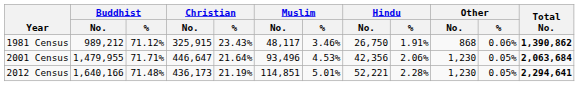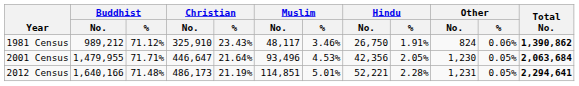(192, 42) 325,915 -> (192, 42) 325,910
(468, 42) 868 -> (468, 42) 824
(414, 58) 2.06% -> (414, 58) 2.05%
(192, 73) 436,173 -> (192, 73) 486,173
(462, 73) 1,230 -> (462, 73) 1,231
